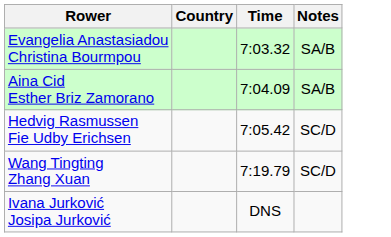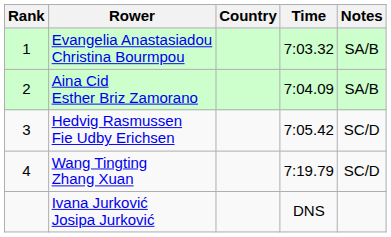+ column: (26, 16)
